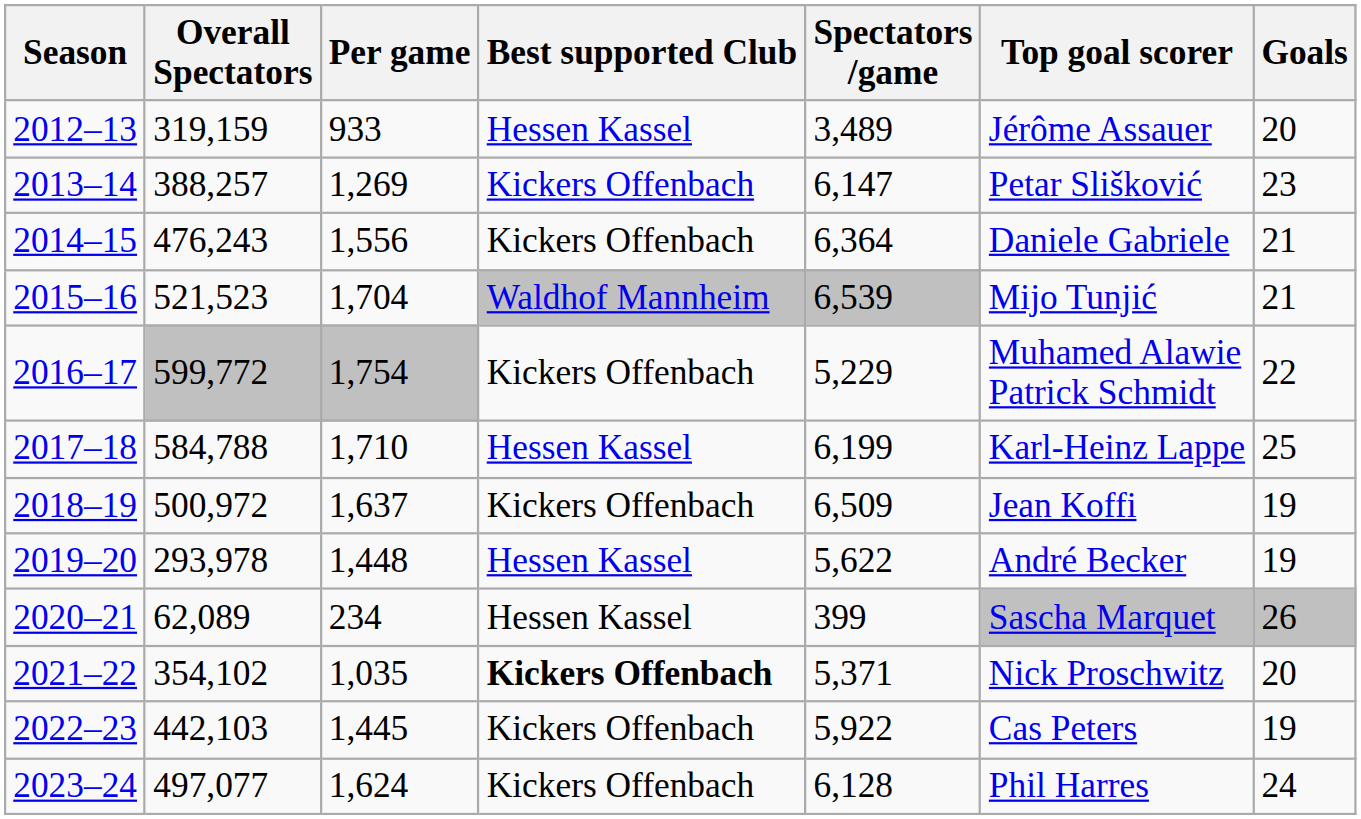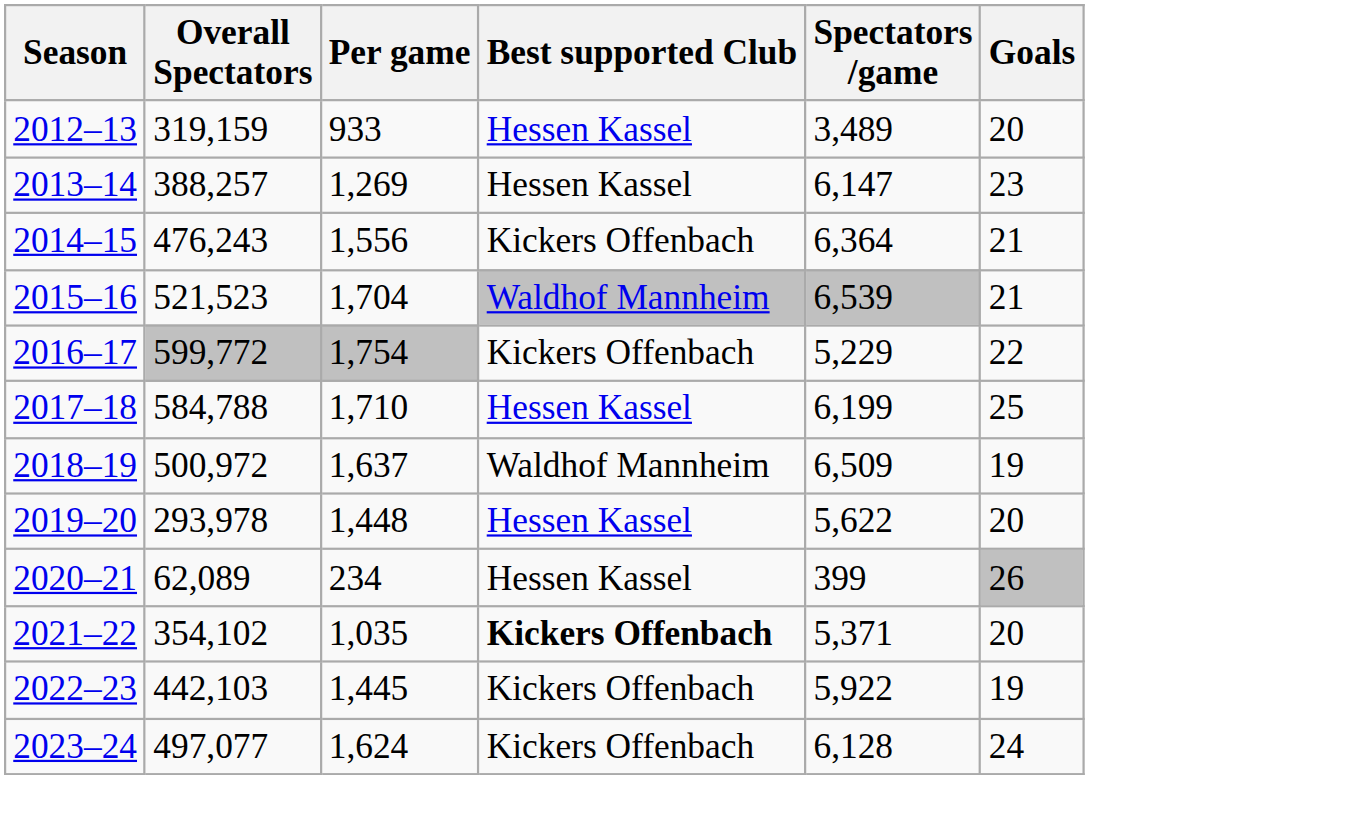- column: (1117, 52)
(620, 184) Kickers Offenbach -> (589, 184) Hessen Kassel
(620, 504) Kickers Offenbach -> (628, 464) Waldhof Mannheim
(1279, 560) 19 -> (1007, 520) 20
